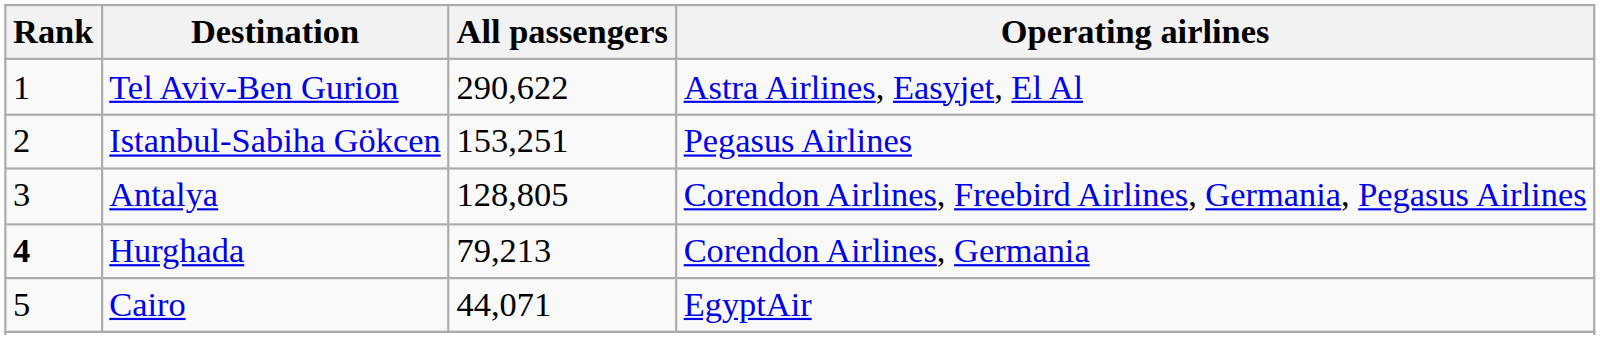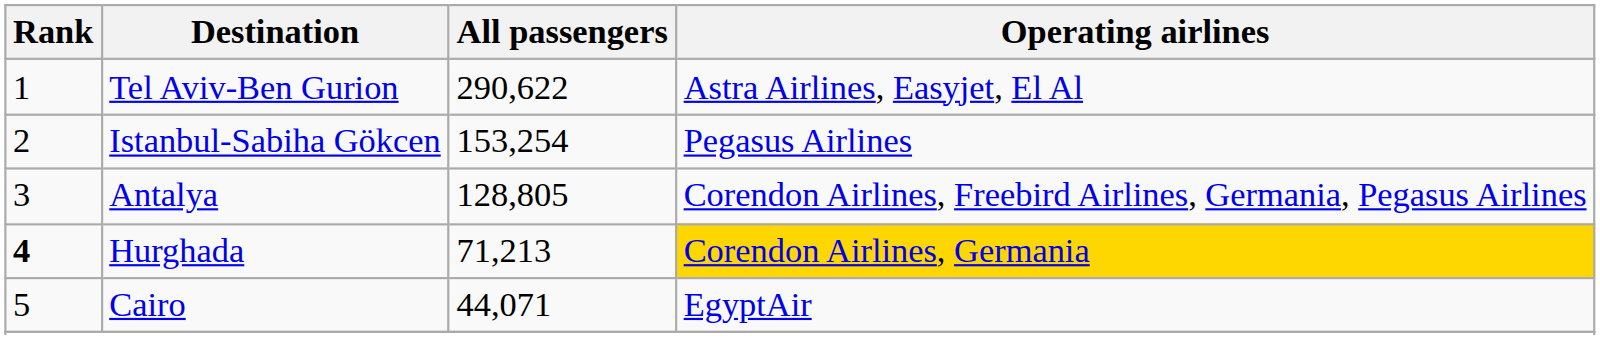(513, 140) 153,251 -> (513, 140) 153,254
(504, 250) 79,213 -> (504, 250) 71,213
(887, 250) no background -> (887, 250) gold background
